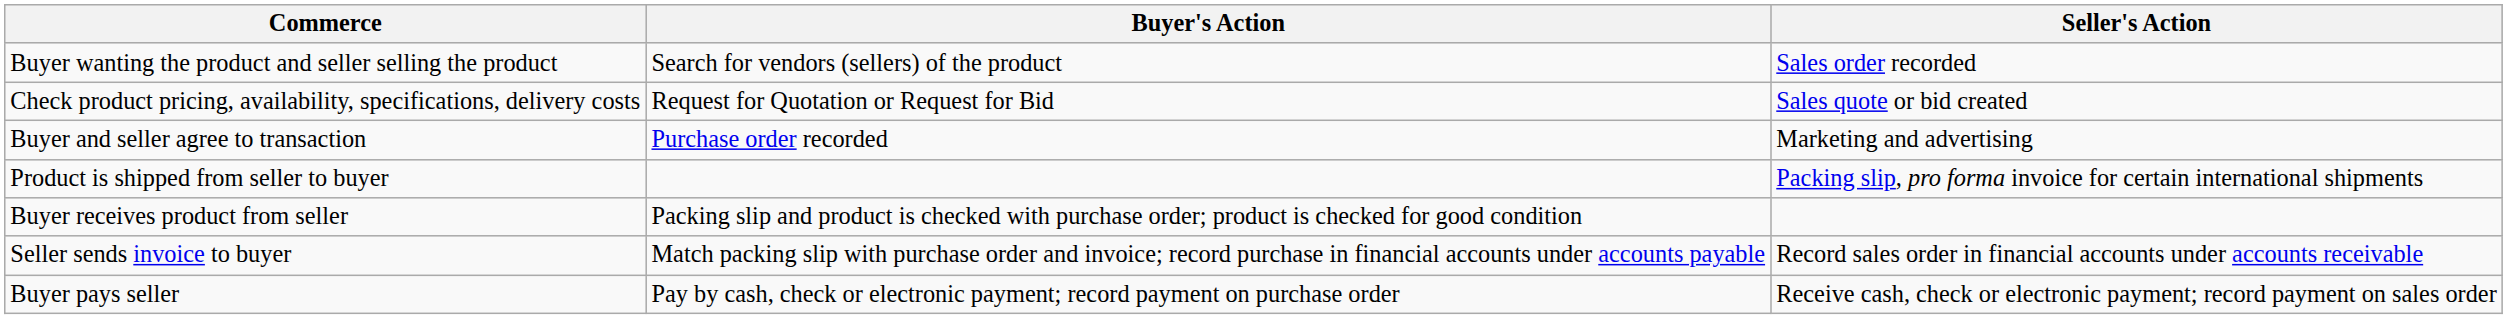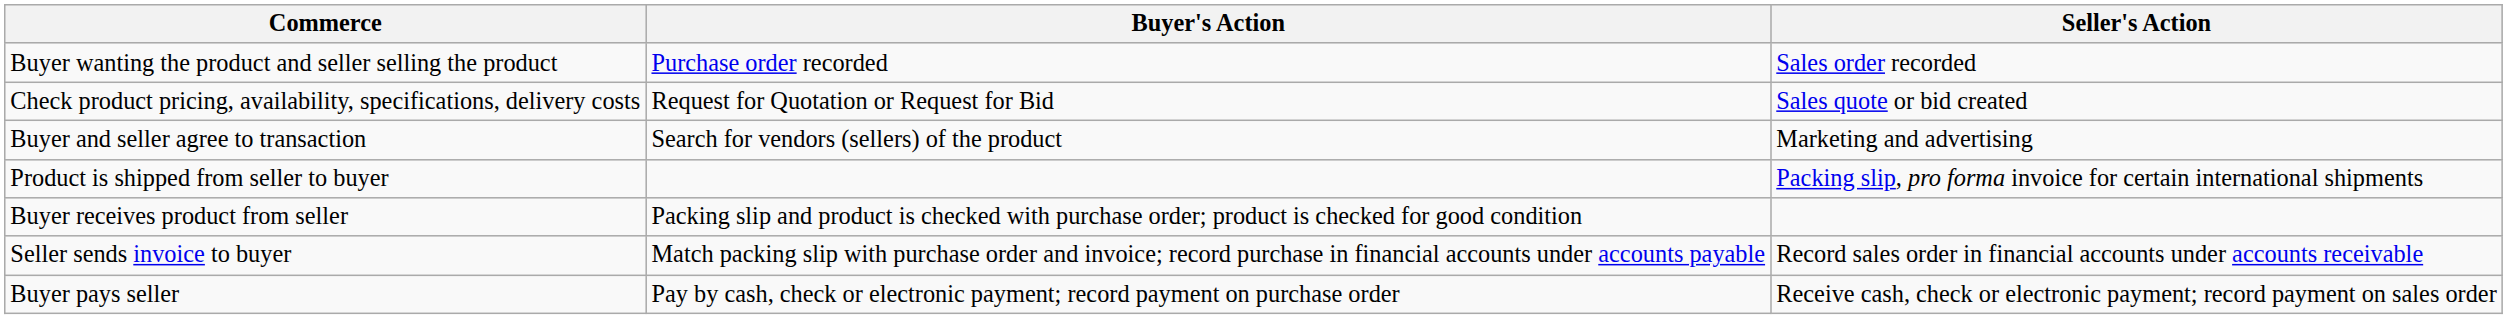(857, 62) Search for vendors (sellers) of the product -> (770, 62) Purchase order recorded
(770, 139) Purchase order recorded -> (857, 139) Search for vendors (sellers) of the product
